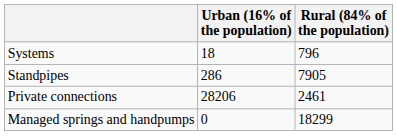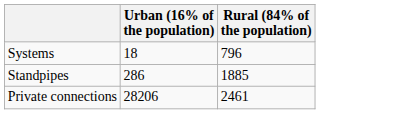(312, 75) 7905 -> (235, 75) 1885
- row: (101, 119)
